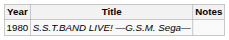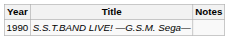(17, 27) 1980 -> (17, 27) 1990
